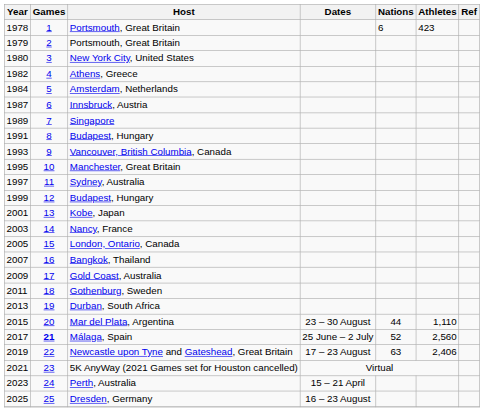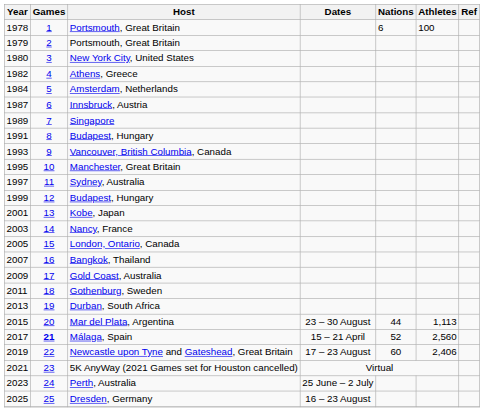(426, 27) 423 -> (426, 27) 100
(445, 321) 1,110 -> (445, 321) 1,113
(338, 337) 25 June – 2 July -> (338, 337) 15 – 21 April
(396, 352) 63 -> (396, 352) 60
(338, 383) 15 – 21 April -> (338, 383) 25 June – 2 July
